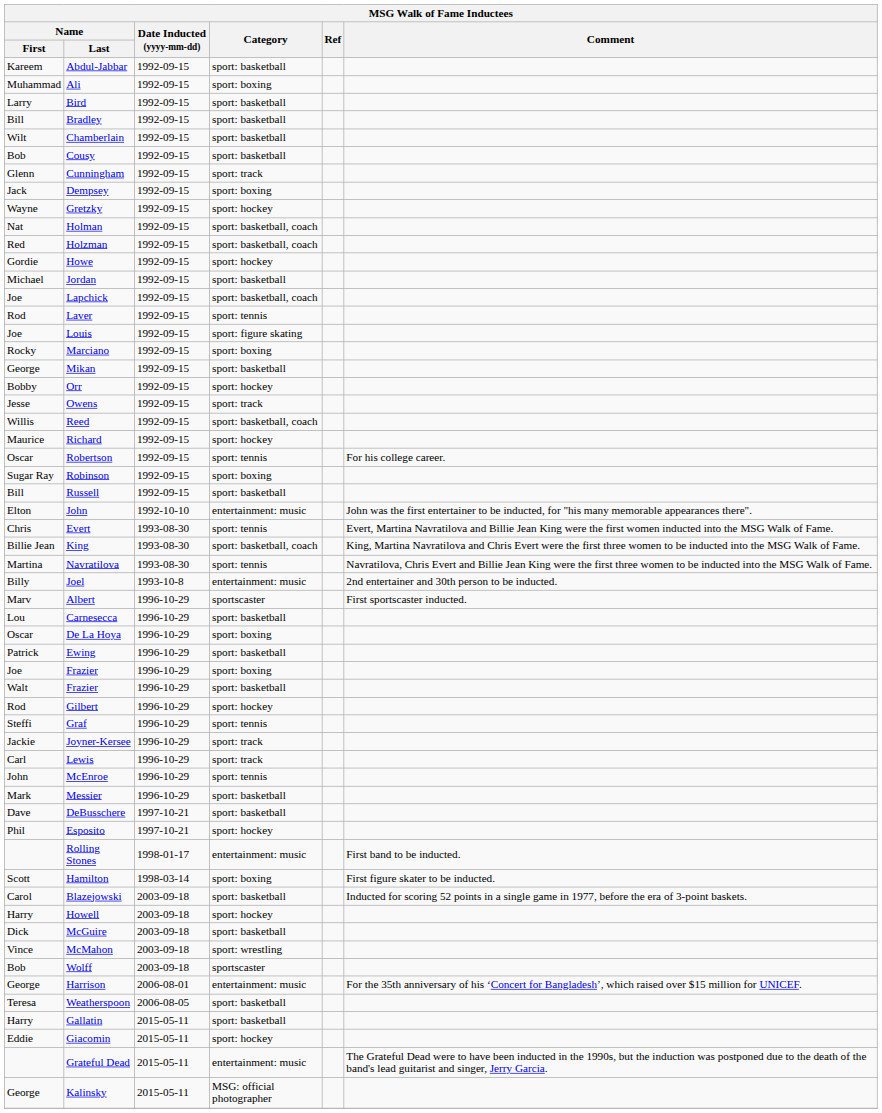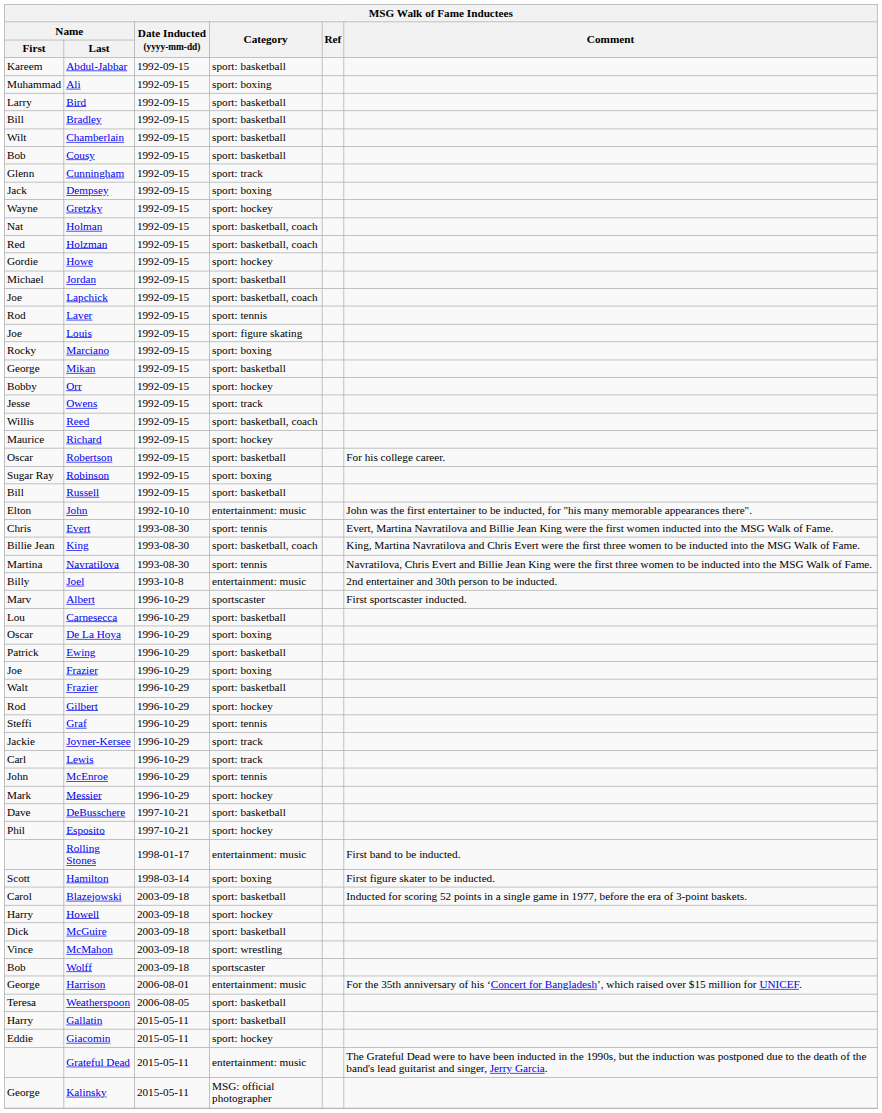(240, 457) sport: tennis -> (249, 457) sport: basketball
(249, 794) sport: basketball -> (242, 794) sport: hockey
